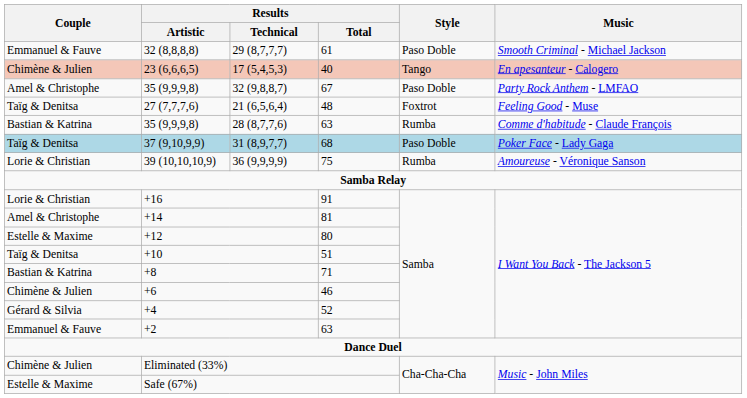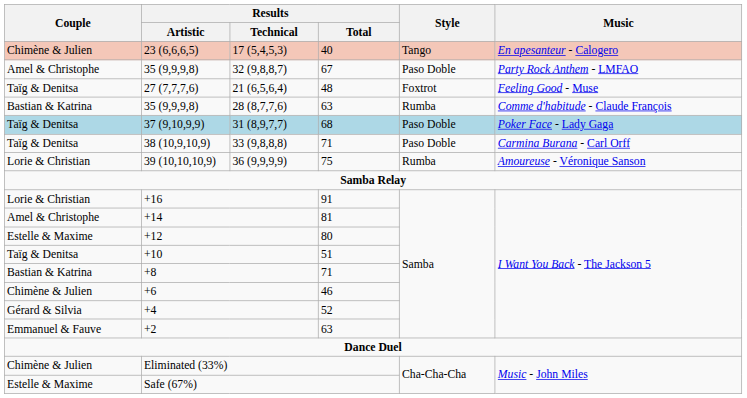- row: (260, 50)
+ row: (260, 143)
